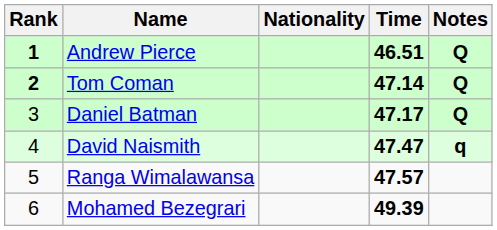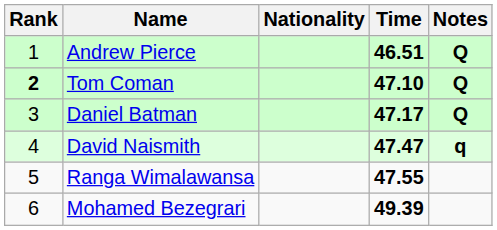(33, 51) bold -> (33, 51) normal
(399, 83) 47.14 -> (399, 83) 47.10
(399, 177) 47.57 -> (399, 177) 47.55
